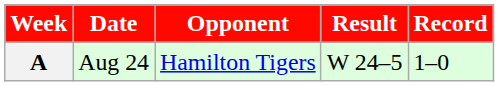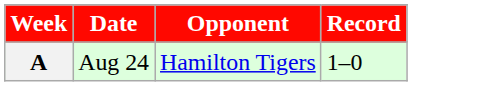- column: (365, 23)
